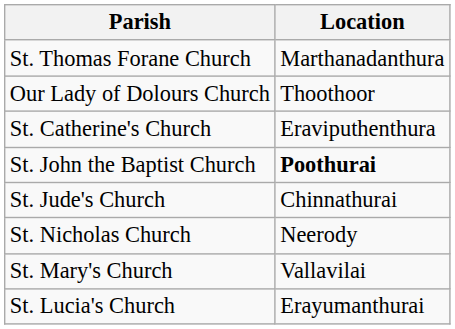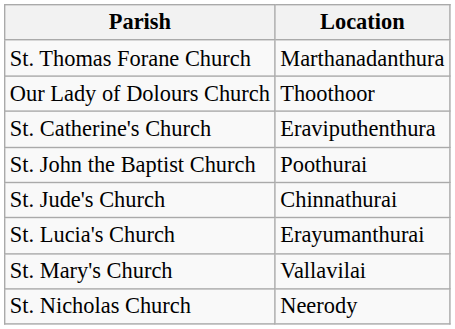(328, 164) bold -> (324, 164) normal
rows swapped: (92, 306) <-> (100, 235)
